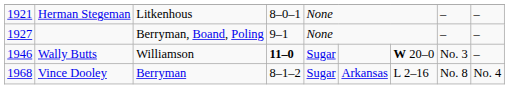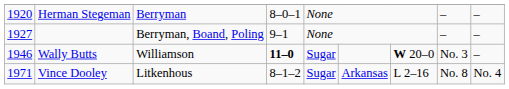(20, 14) 1921 -> (20, 14) 1920
(164, 14) Litkenhous -> (161, 14) Berryman
(20, 73) 1968 -> (20, 73) 1971
(161, 73) Berryman -> (164, 73) Litkenhous
